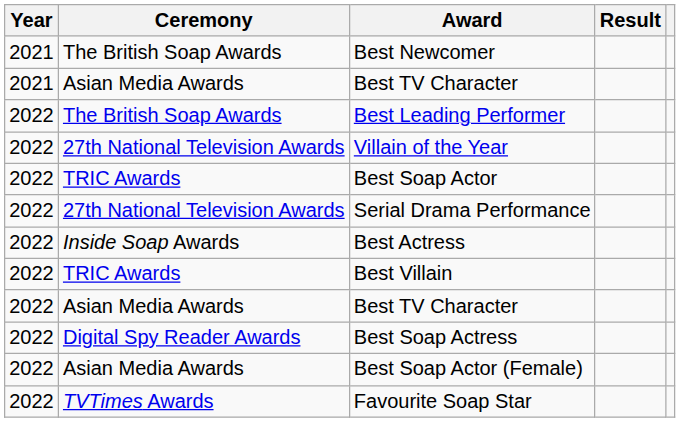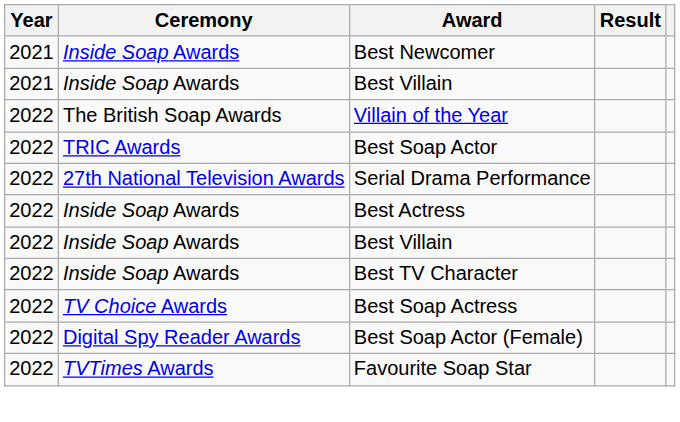(172, 52) The British Soap Awards -> (151, 52) Inside Soap Awards
+ row: (31, 83)
- row: (31, 83)
- row: (31, 115)
(204, 147) 27th National Television Awards -> (172, 115) The British Soap Awards
(122, 274) TRIC Awards -> (151, 242) Inside Soap Awards
(153, 305) Asian Media Awards -> (151, 274) Inside Soap Awards
(182, 337) Digital Spy Reader Awards -> (145, 305) TV Choice Awards
(153, 369) Asian Media Awards -> (182, 337) Digital Spy Reader Awards
